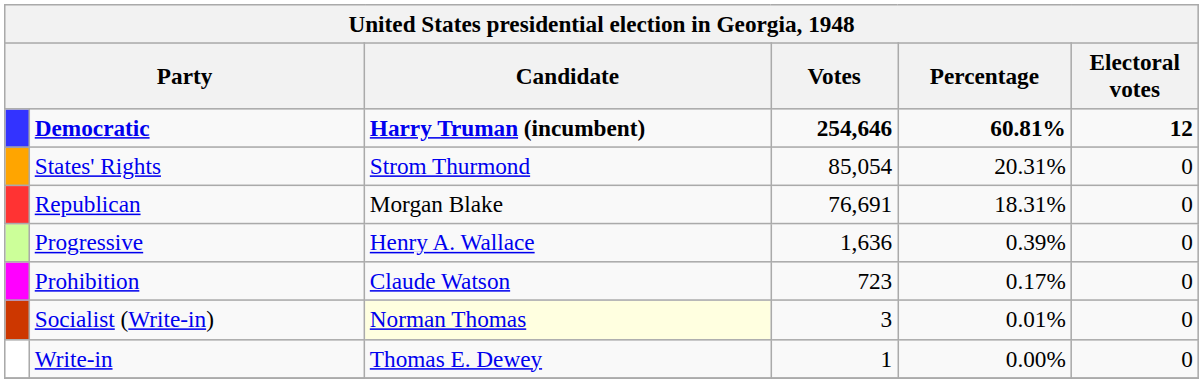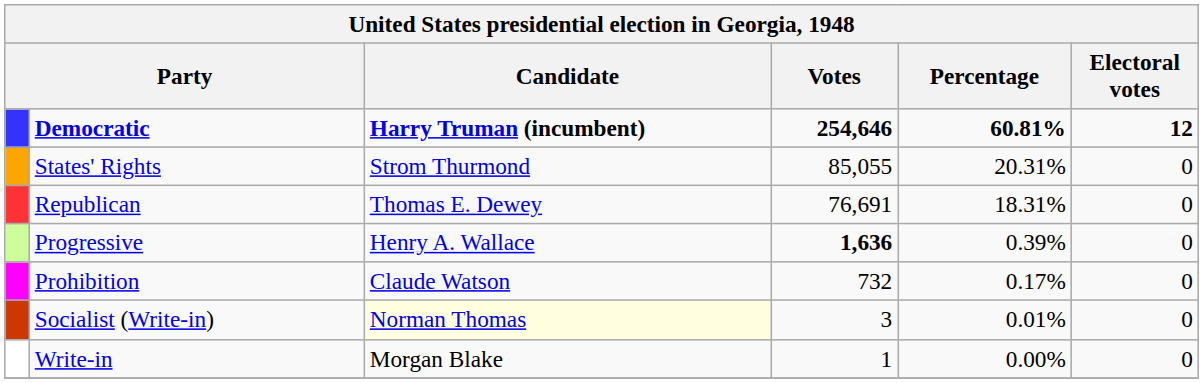(860, 166) 85,054 -> (860, 166) 85,055
(436, 204) Morgan Blake -> (456, 204) Thomas E. Dewey
(866, 243) normal -> (866, 243) bold
(875, 281) 723 -> (875, 281) 732
(456, 358) Thomas E. Dewey -> (436, 358) Morgan Blake
